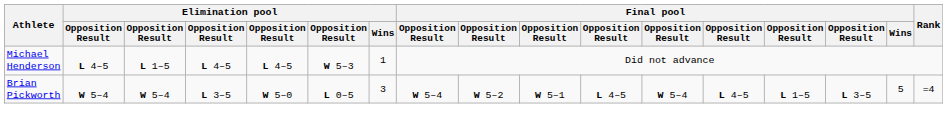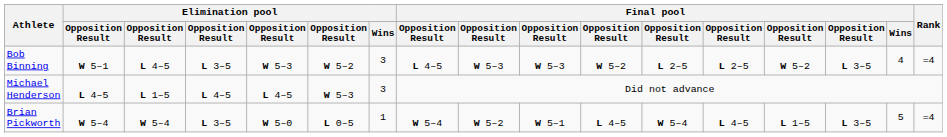+ row: (28, 60)
(383, 60) 1 -> (383, 89) 3
(383, 89) 3 -> (383, 117) 1
